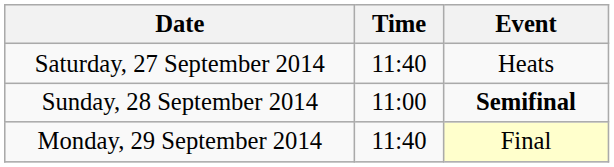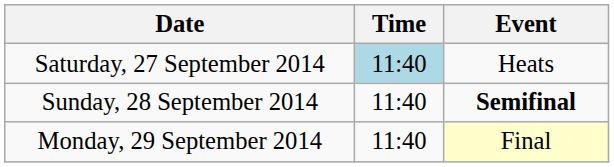(399, 63) no background -> (399, 63) lightblue background
(399, 102) 11:00 -> (399, 102) 11:40
